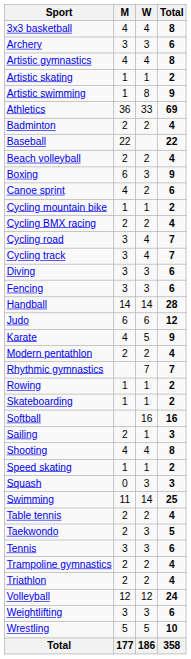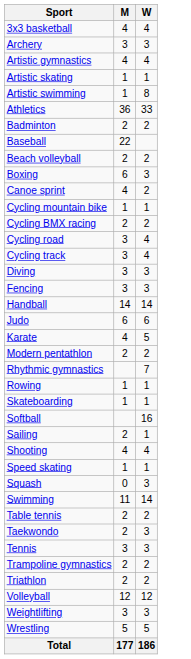- column: (172, 12)
